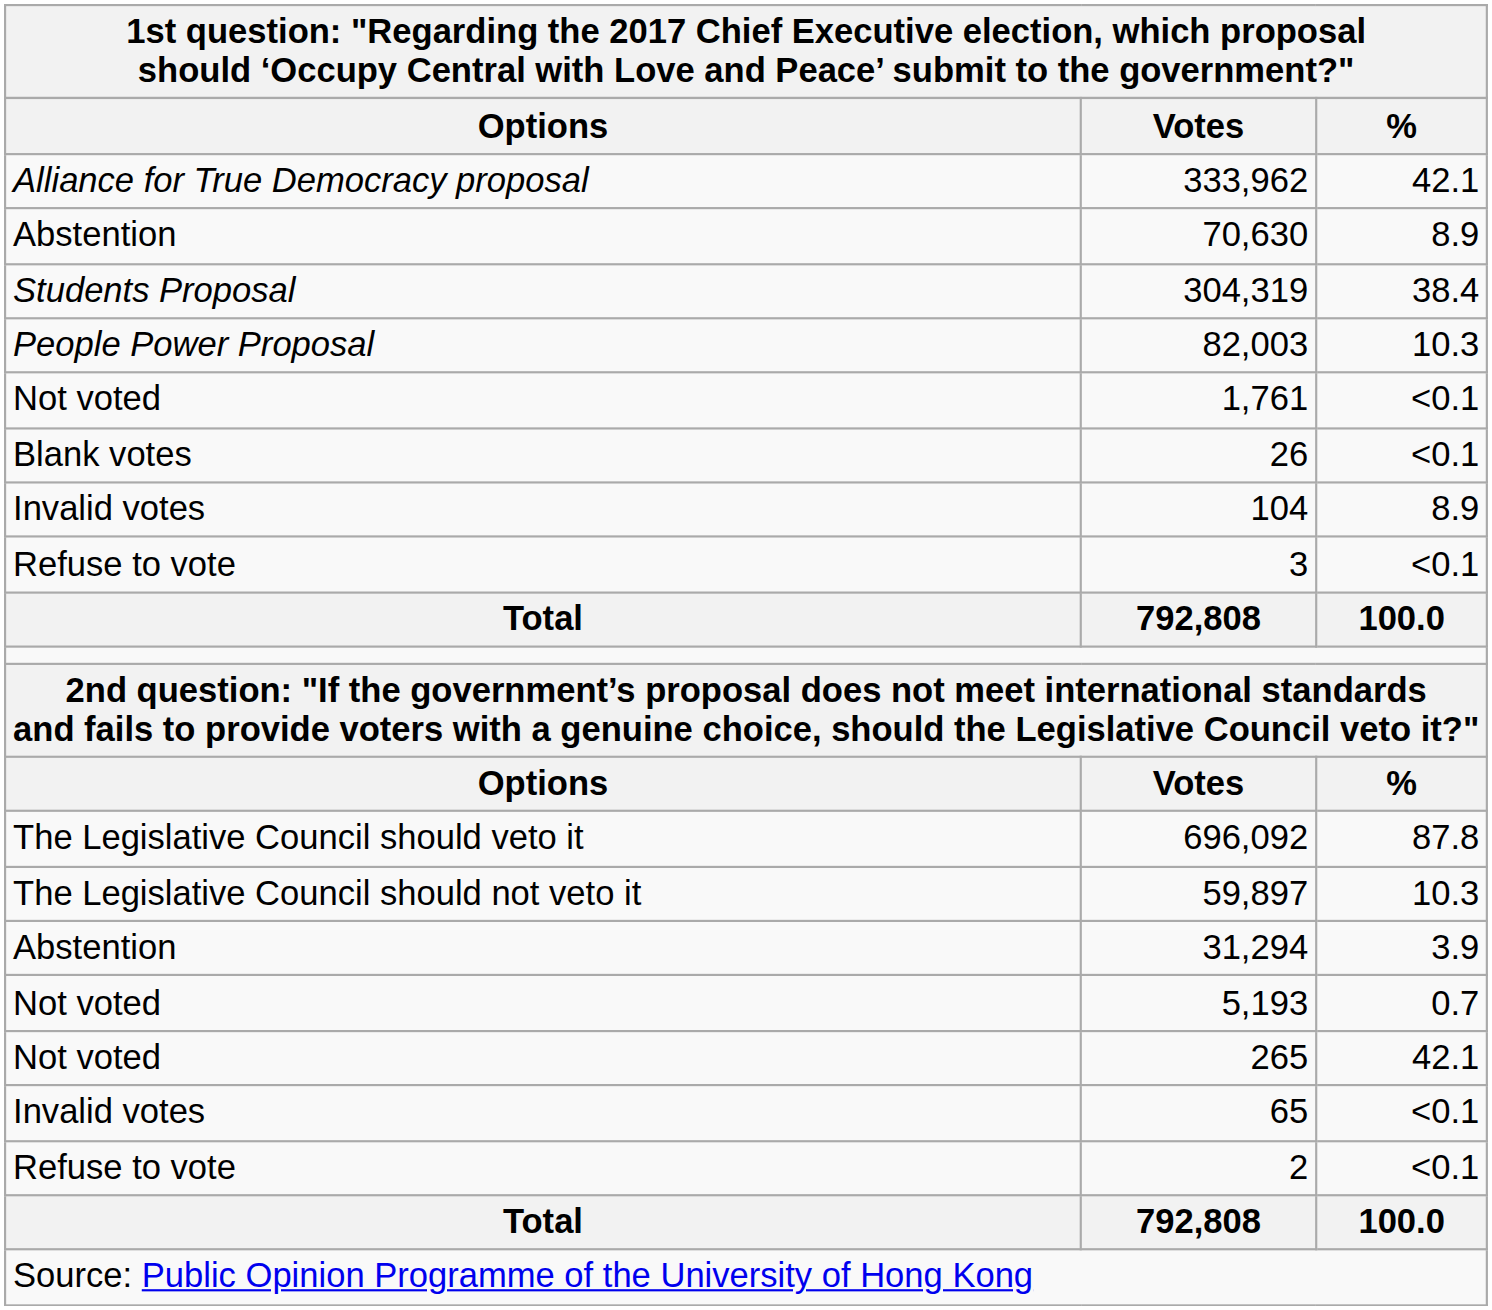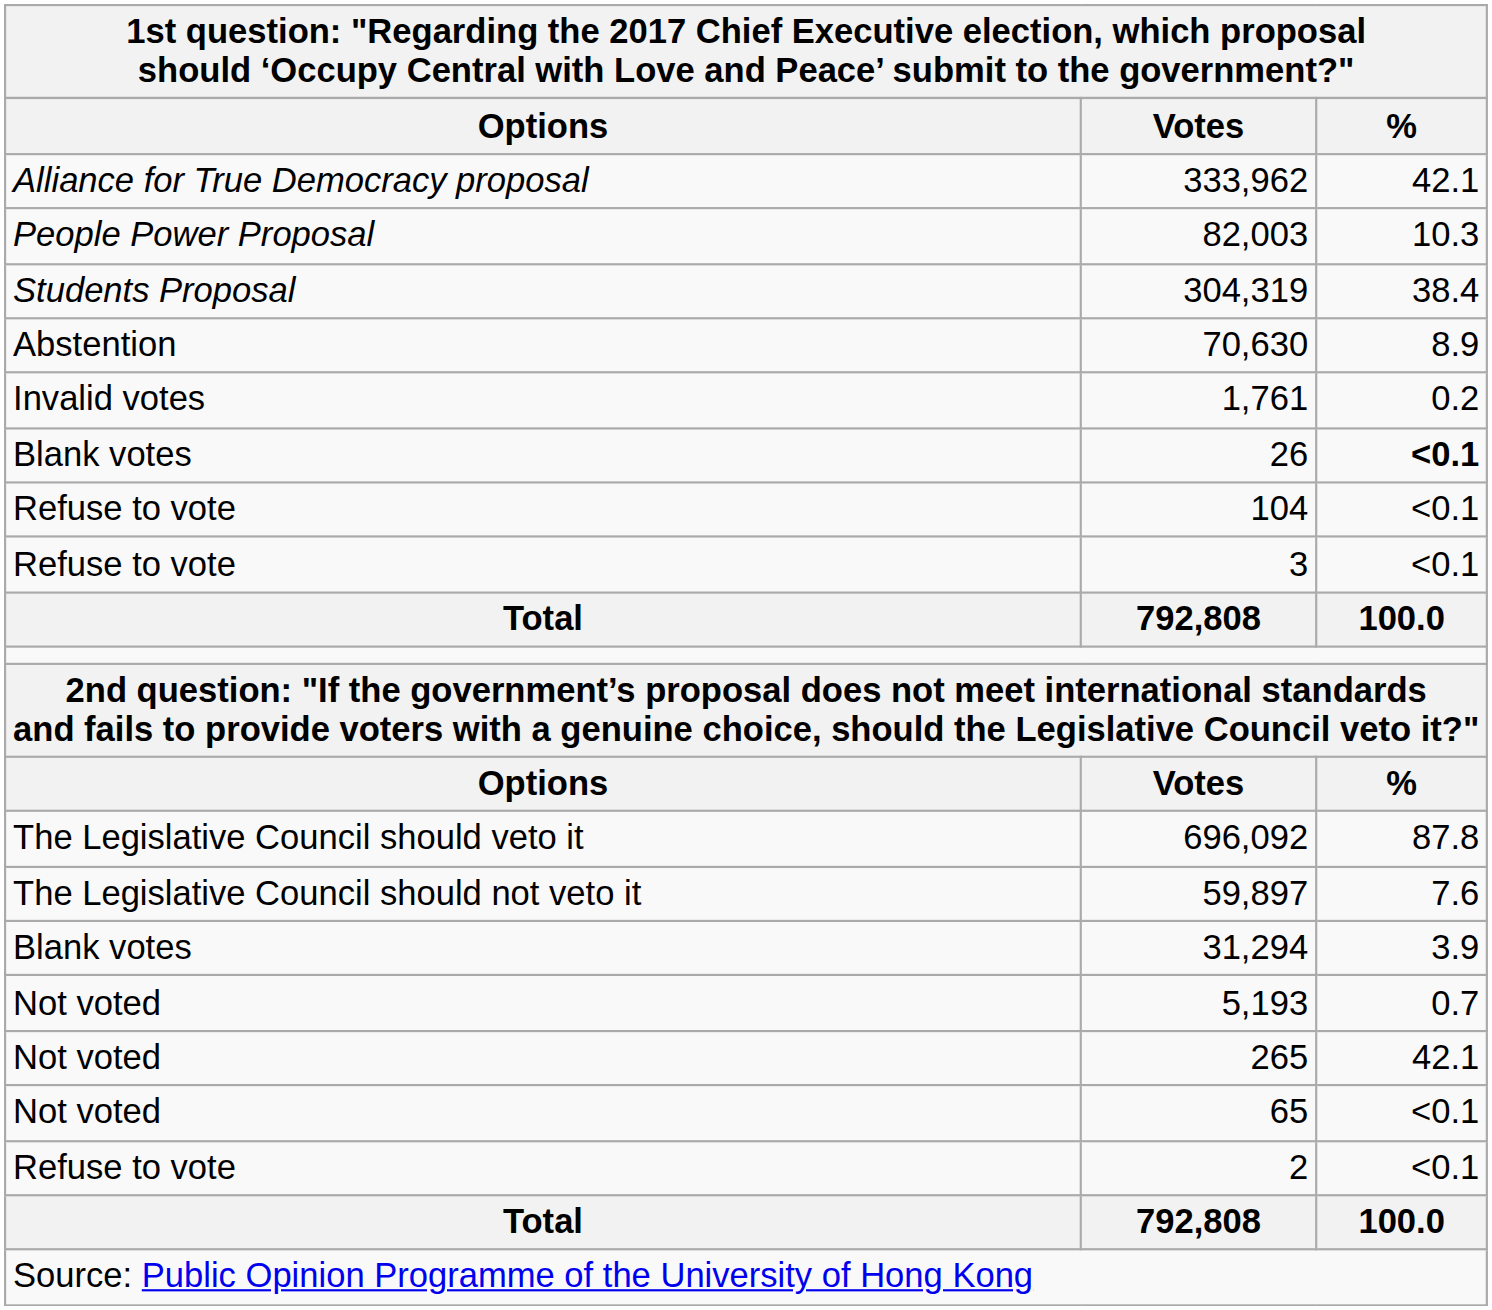rows swapped: (1255, 344) <-> (1255, 235)
(87, 399) Not voted -> (109, 399) Invalid votes
(1445, 399) <0.1 -> (1455, 399) 0.2
(1445, 454) normal -> (1445, 454) bold
(109, 509) Invalid votes -> (124, 509) Refuse to vote
(1455, 509) 8.9 -> (1445, 509) <0.1
(1446, 892) 10.3 -> (1455, 892) 7.6
(95, 947) Abstention -> (102, 947) Blank votes
(109, 1112) Invalid votes -> (87, 1112) Not voted
